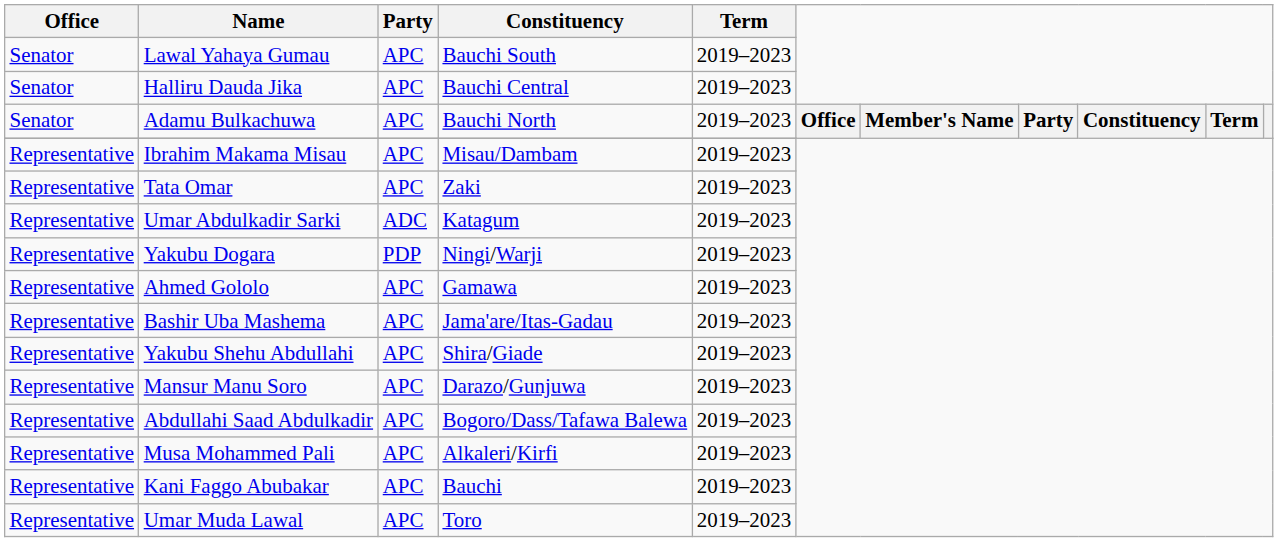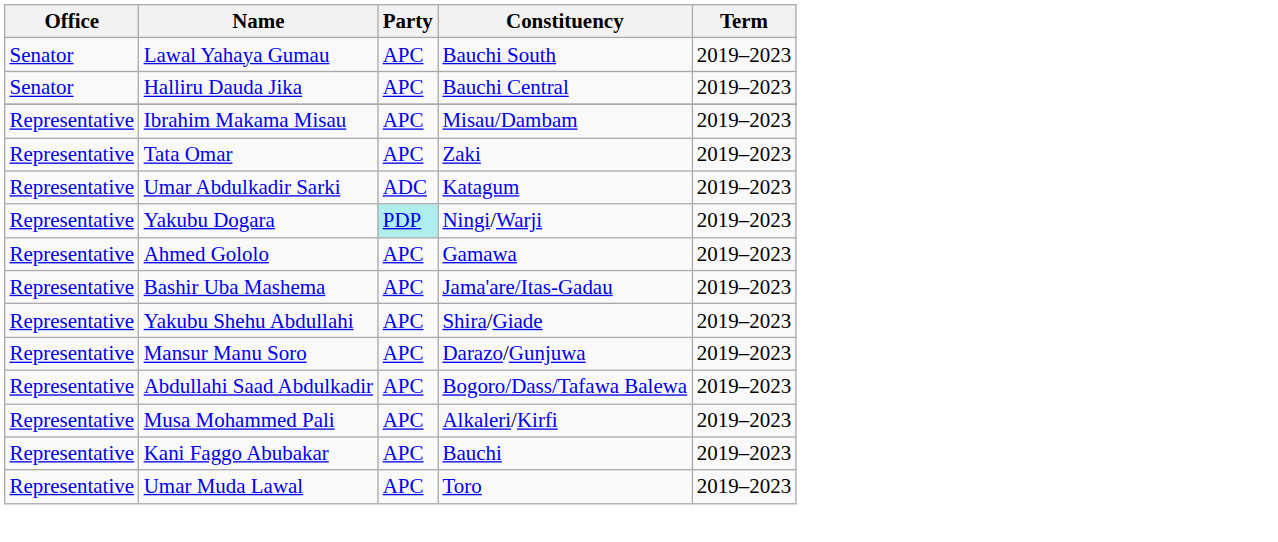- row: (230, 120)
(402, 253) no background -> (402, 220) paleturquoise background
